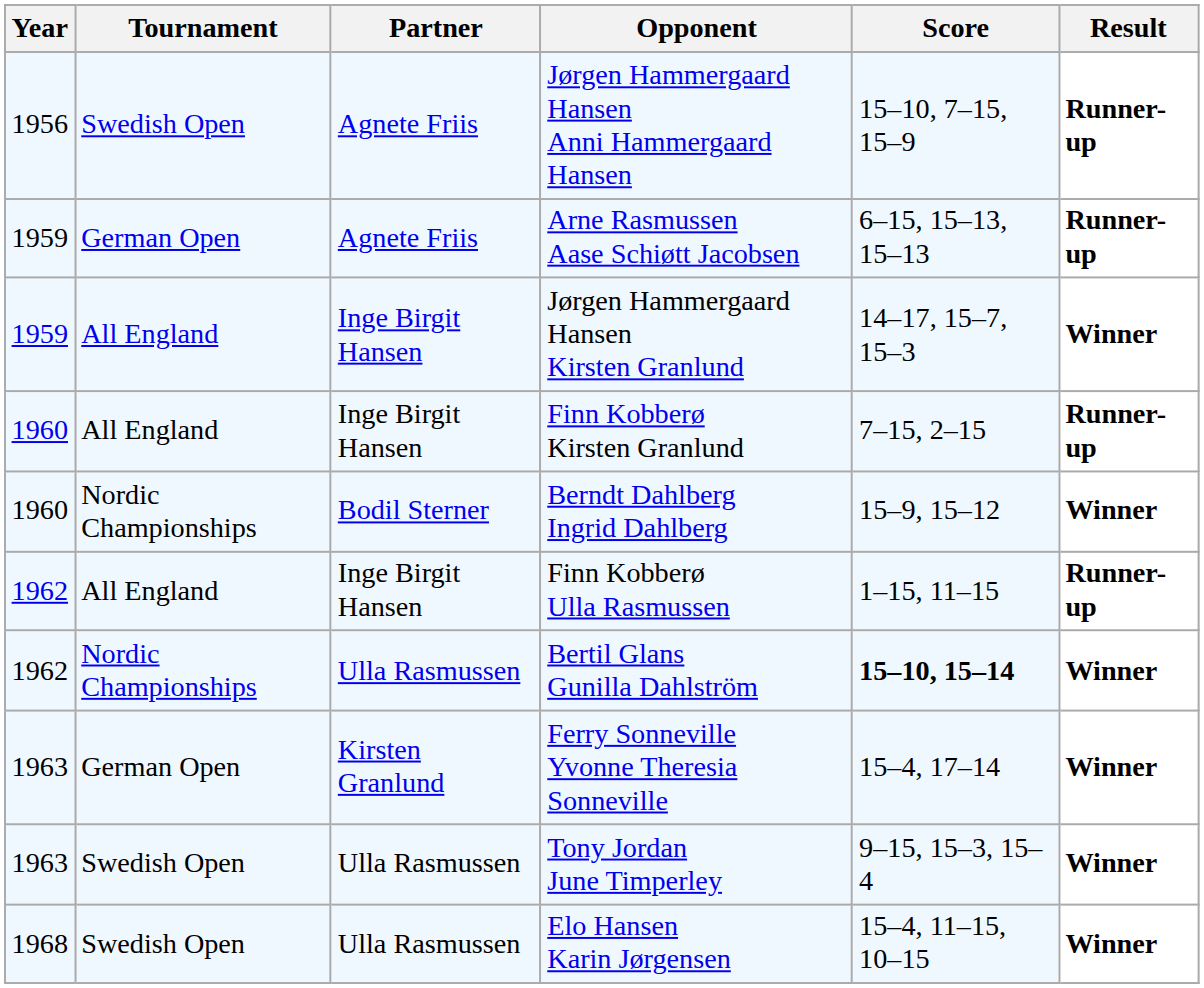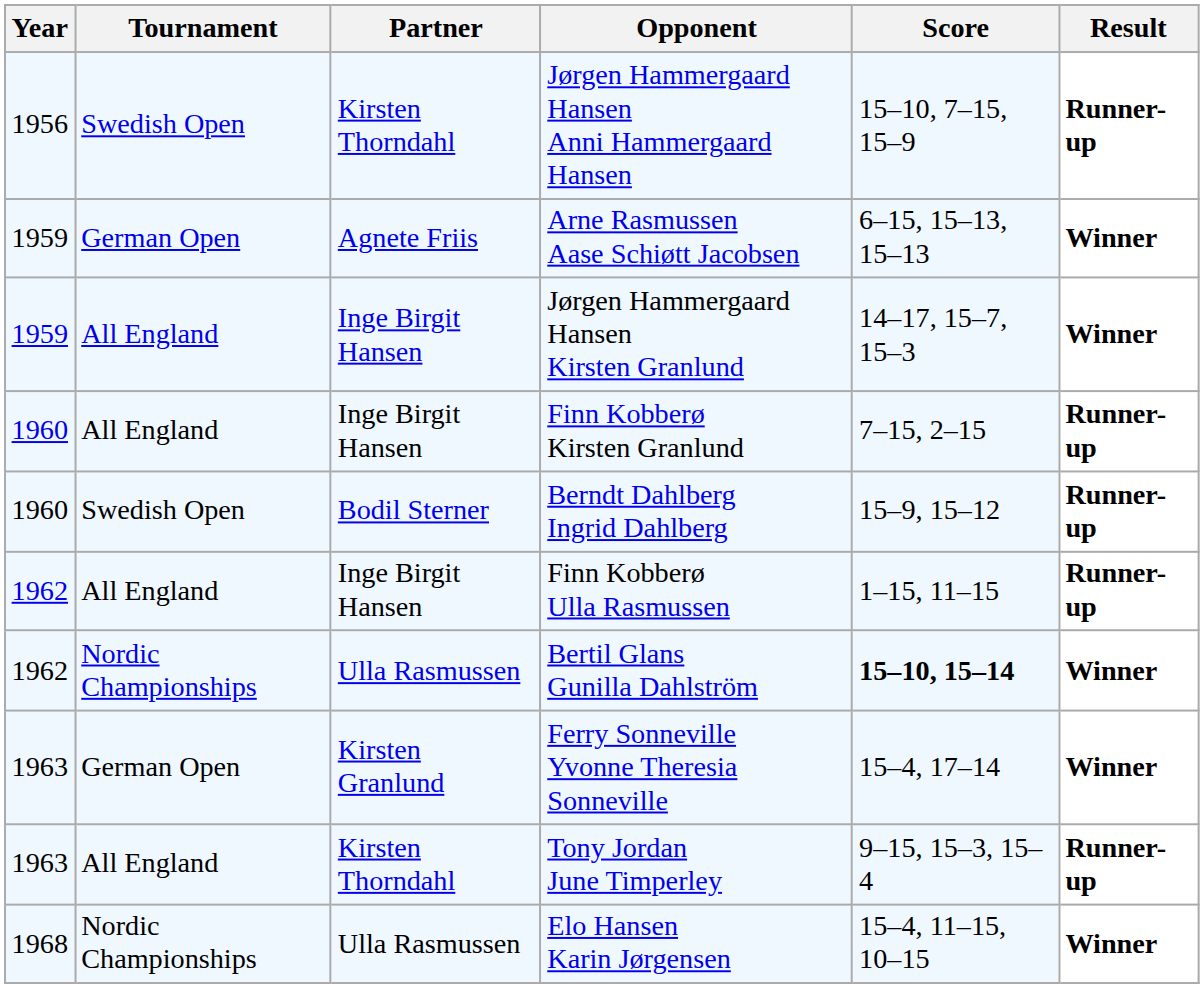(408, 124) Agnete Friis -> (397, 124) Kirsten Thorndahl
(1116, 237) Runner-up -> (1111, 237) Winner
(169, 510) Nordic Championships -> (163, 510) Swedish Open
(1111, 510) Winner -> (1116, 510) Runner-up
(163, 863) Swedish Open -> (150, 863) All England
(429, 863) Ulla Rasmussen -> (397, 863) Kirsten Thorndahl
(1111, 863) Winner -> (1116, 863) Runner-up
(163, 943) Swedish Open -> (169, 943) Nordic Championships
